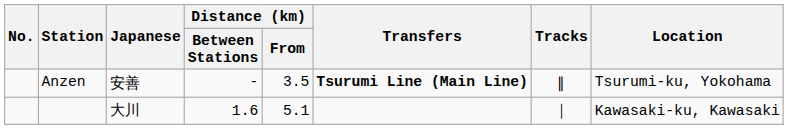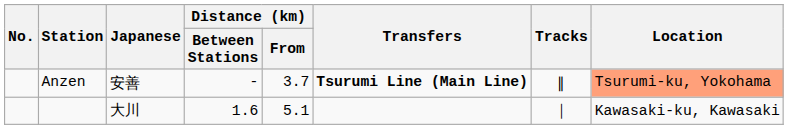(296, 83) 3.5 -> (296, 83) 3.7
(683, 83) no background -> (683, 83) lightsalmon background
